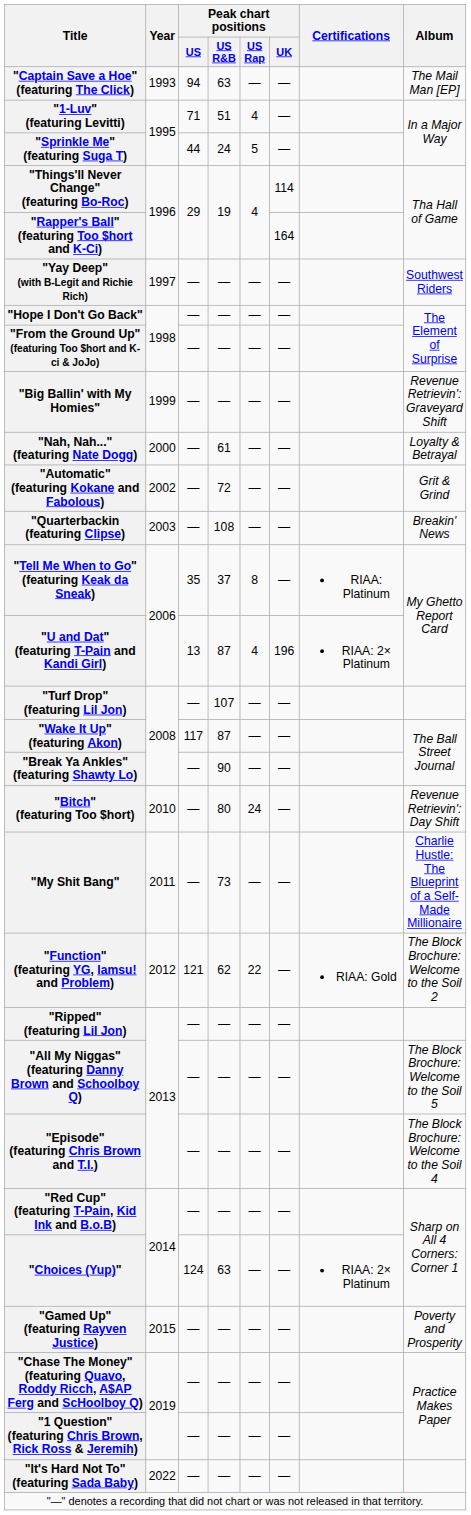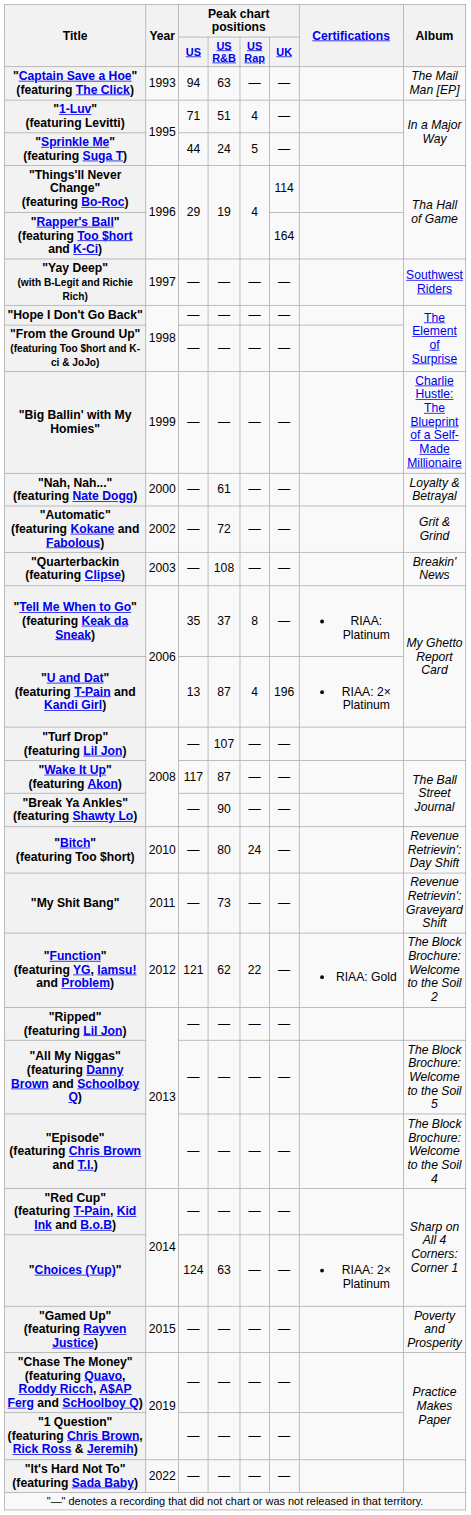(434, 401) Revenue Retrievin': Graveyard Shift -> (435, 422) Charlie Hustle: The Blueprint of a Self-Made Millionaire
(435, 882) Charlie Hustle: The Blueprint of a Self-Made Millionaire -> (434, 903) Revenue Retrievin': Graveyard Shift
